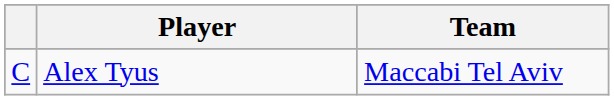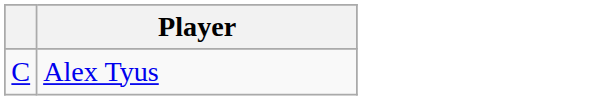- column: (483, 26)
